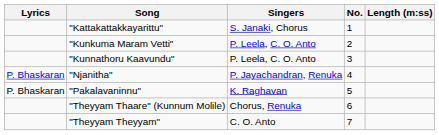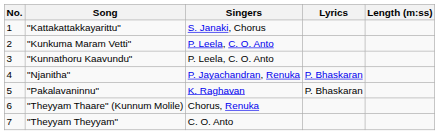columns swapped: (355, 12) <-> (36, 12)
